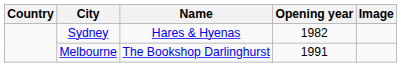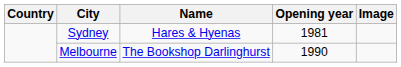(314, 33) 1982 -> (314, 33) 1981
(314, 52) 1991 -> (314, 52) 1990
